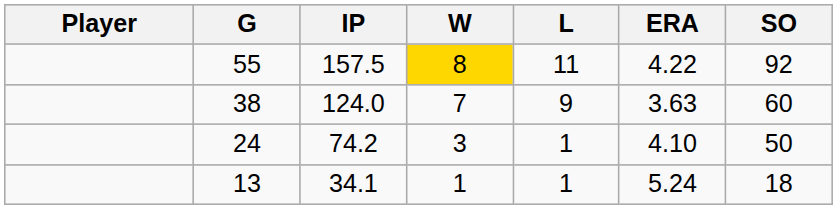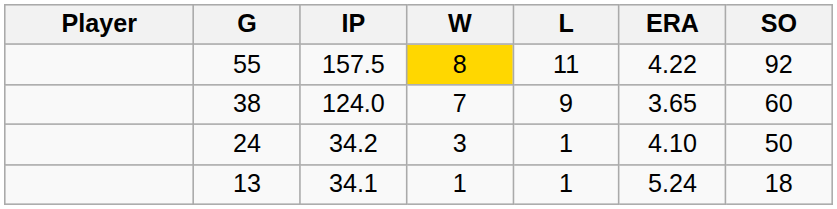(672, 104) 3.63 -> (672, 104) 3.65
(353, 143) 74.2 -> (353, 143) 34.2
